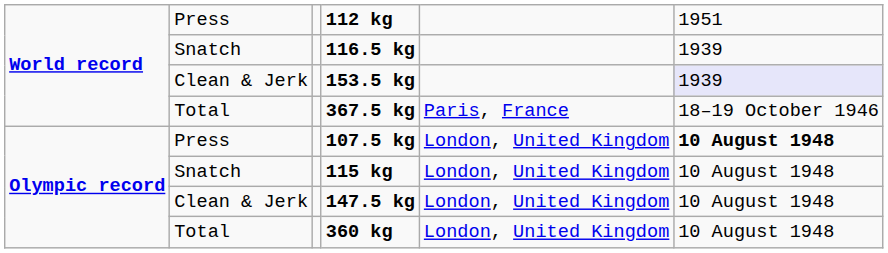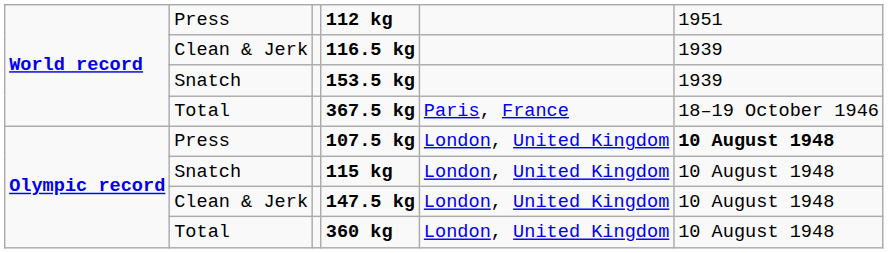(208, 50) Snatch -> (241, 50) Clean & Jerk
(241, 80) Clean & Jerk -> (208, 80) Snatch
(700, 80) lavender background -> (700, 80) no background
